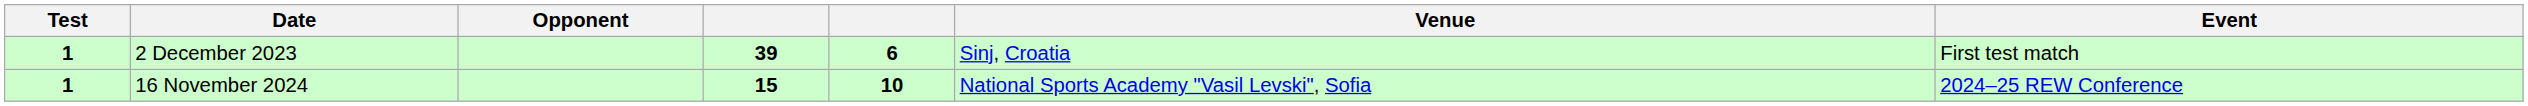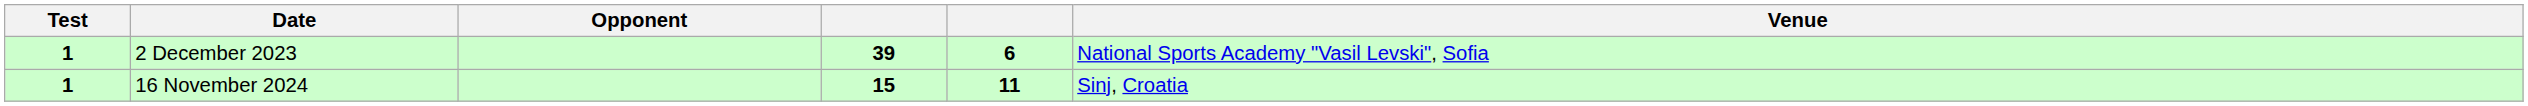- column: (2229, 20)
(1015, 52) Sinj, Croatia -> (1283, 52) National Sports Academy "Vasil Levski", Sofia
(892, 85) 10 -> (1010, 85) 11
(1166, 85) National Sports Academy "Vasil Levski", Sofia -> (1133, 85) Sinj, Croatia
